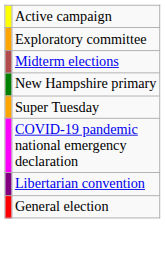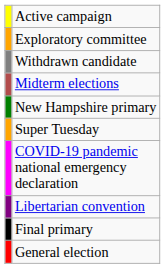+ row: (76, 61)
+ row: (54, 229)
